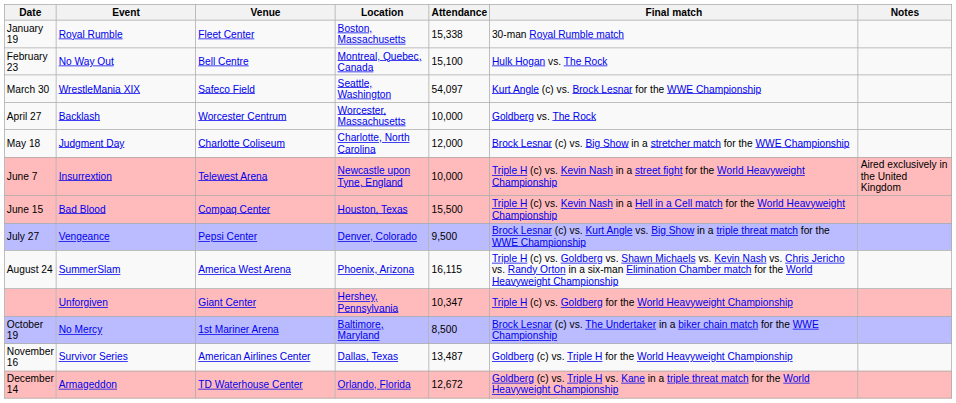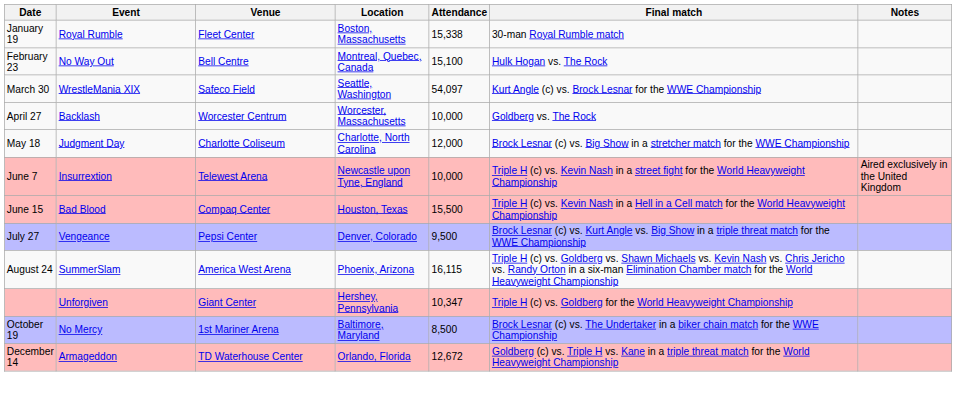- row: (30, 357)
